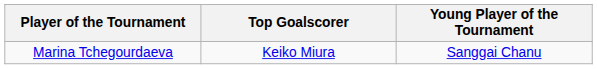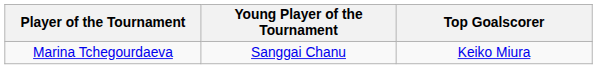columns swapped: (299, 23) <-> (494, 23)
